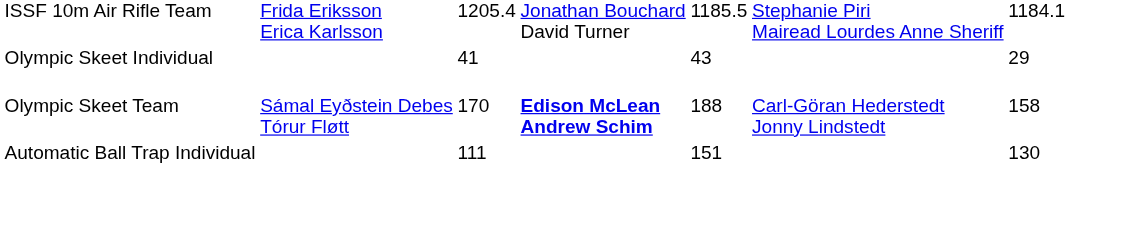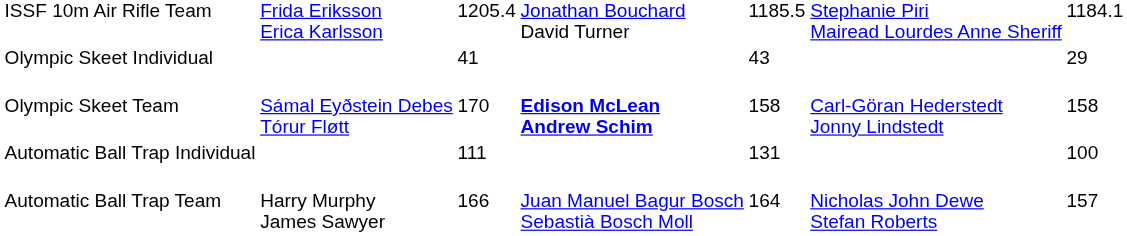(706, 105) 188 -> (765, 105) 158
(706, 153) 151 -> (765, 153) 131
(1024, 153) 130 -> (1082, 153) 100
+ row: (113, 201)
